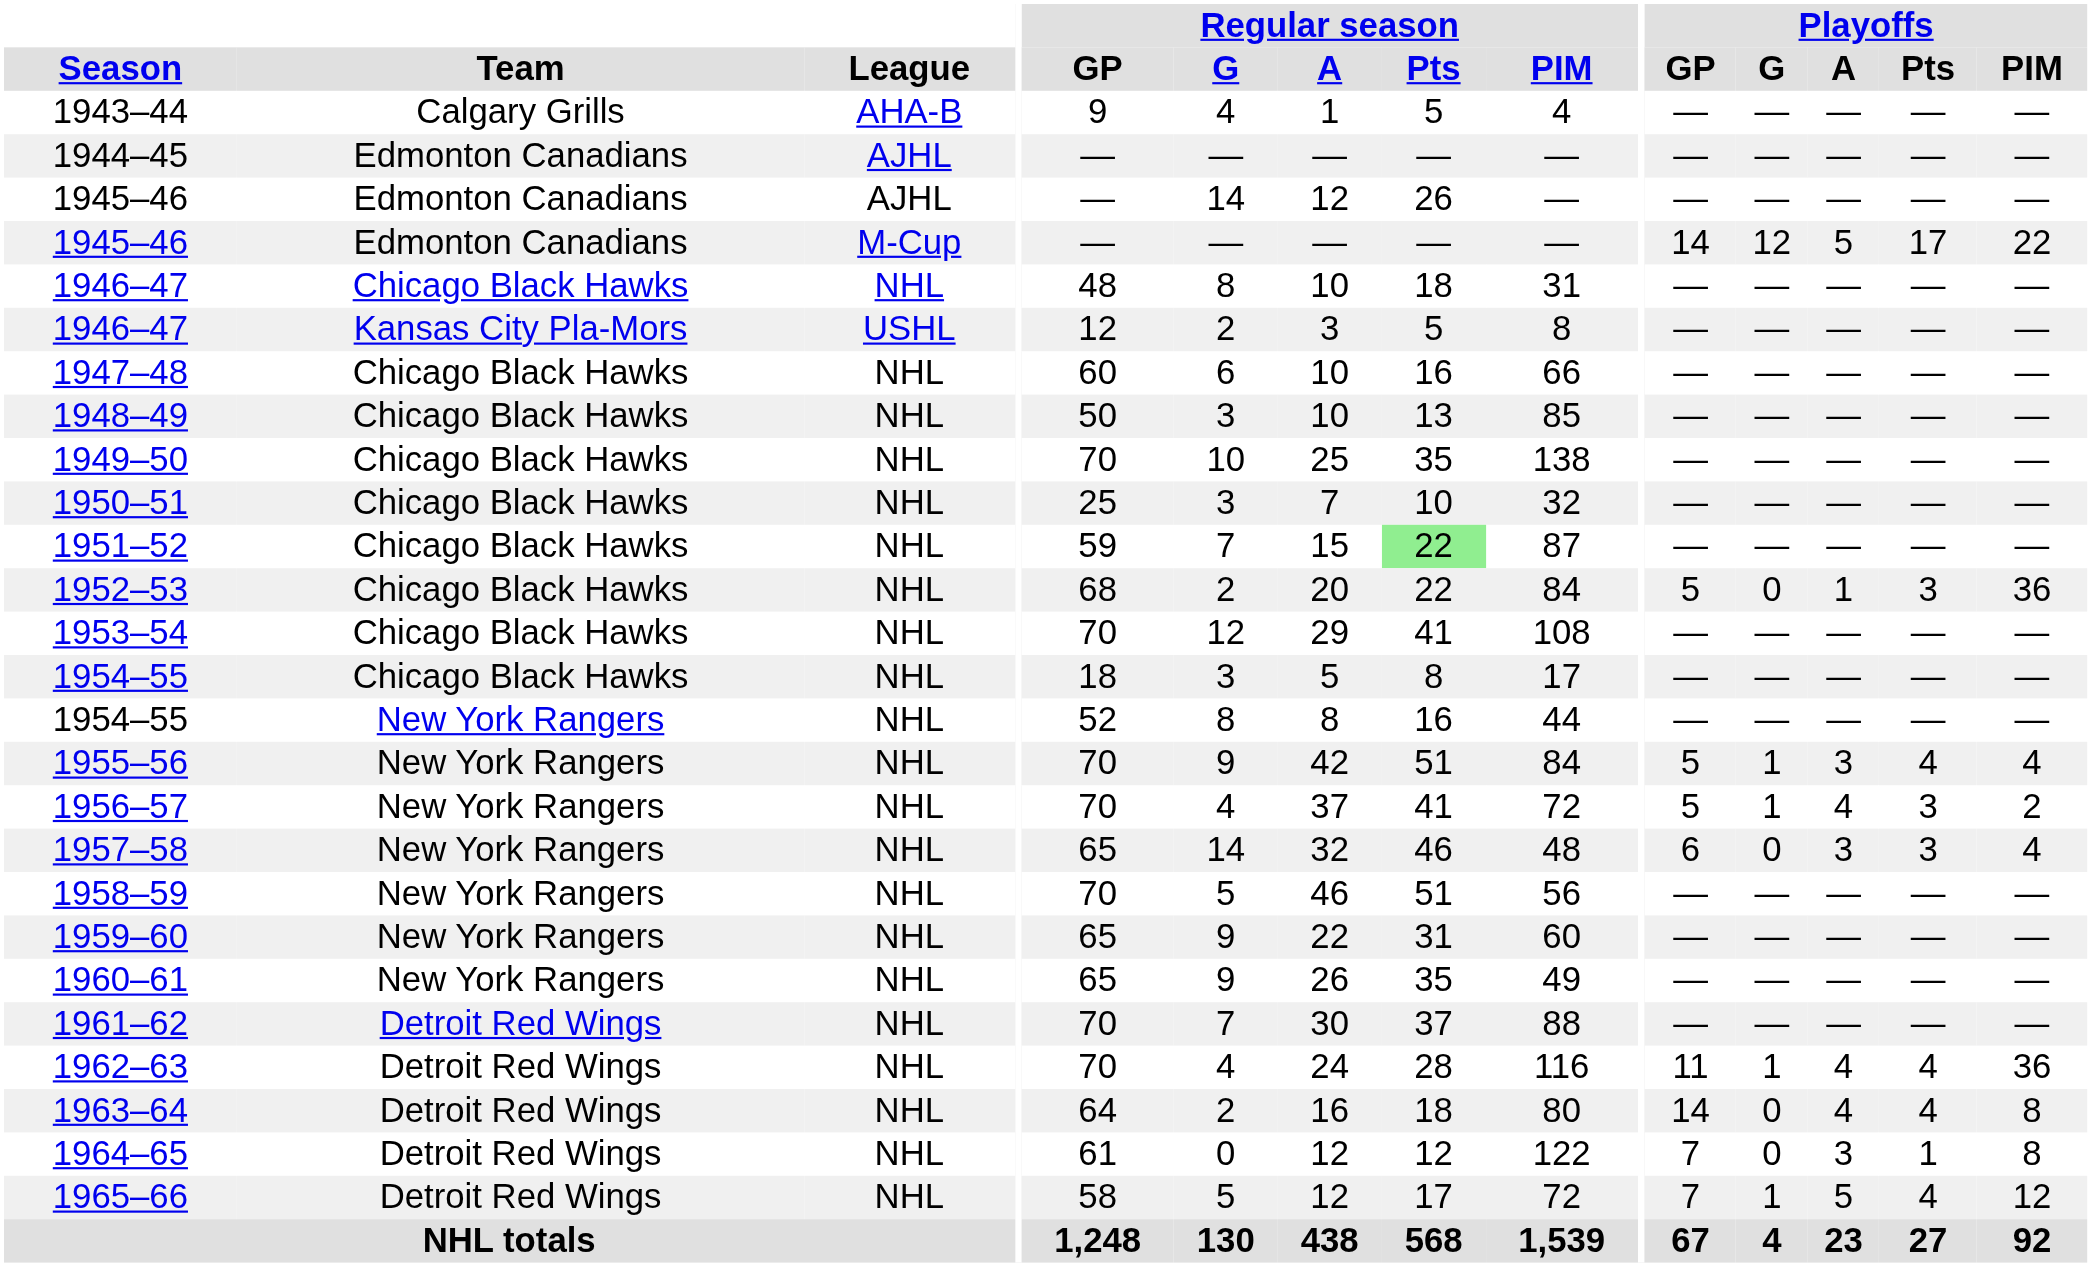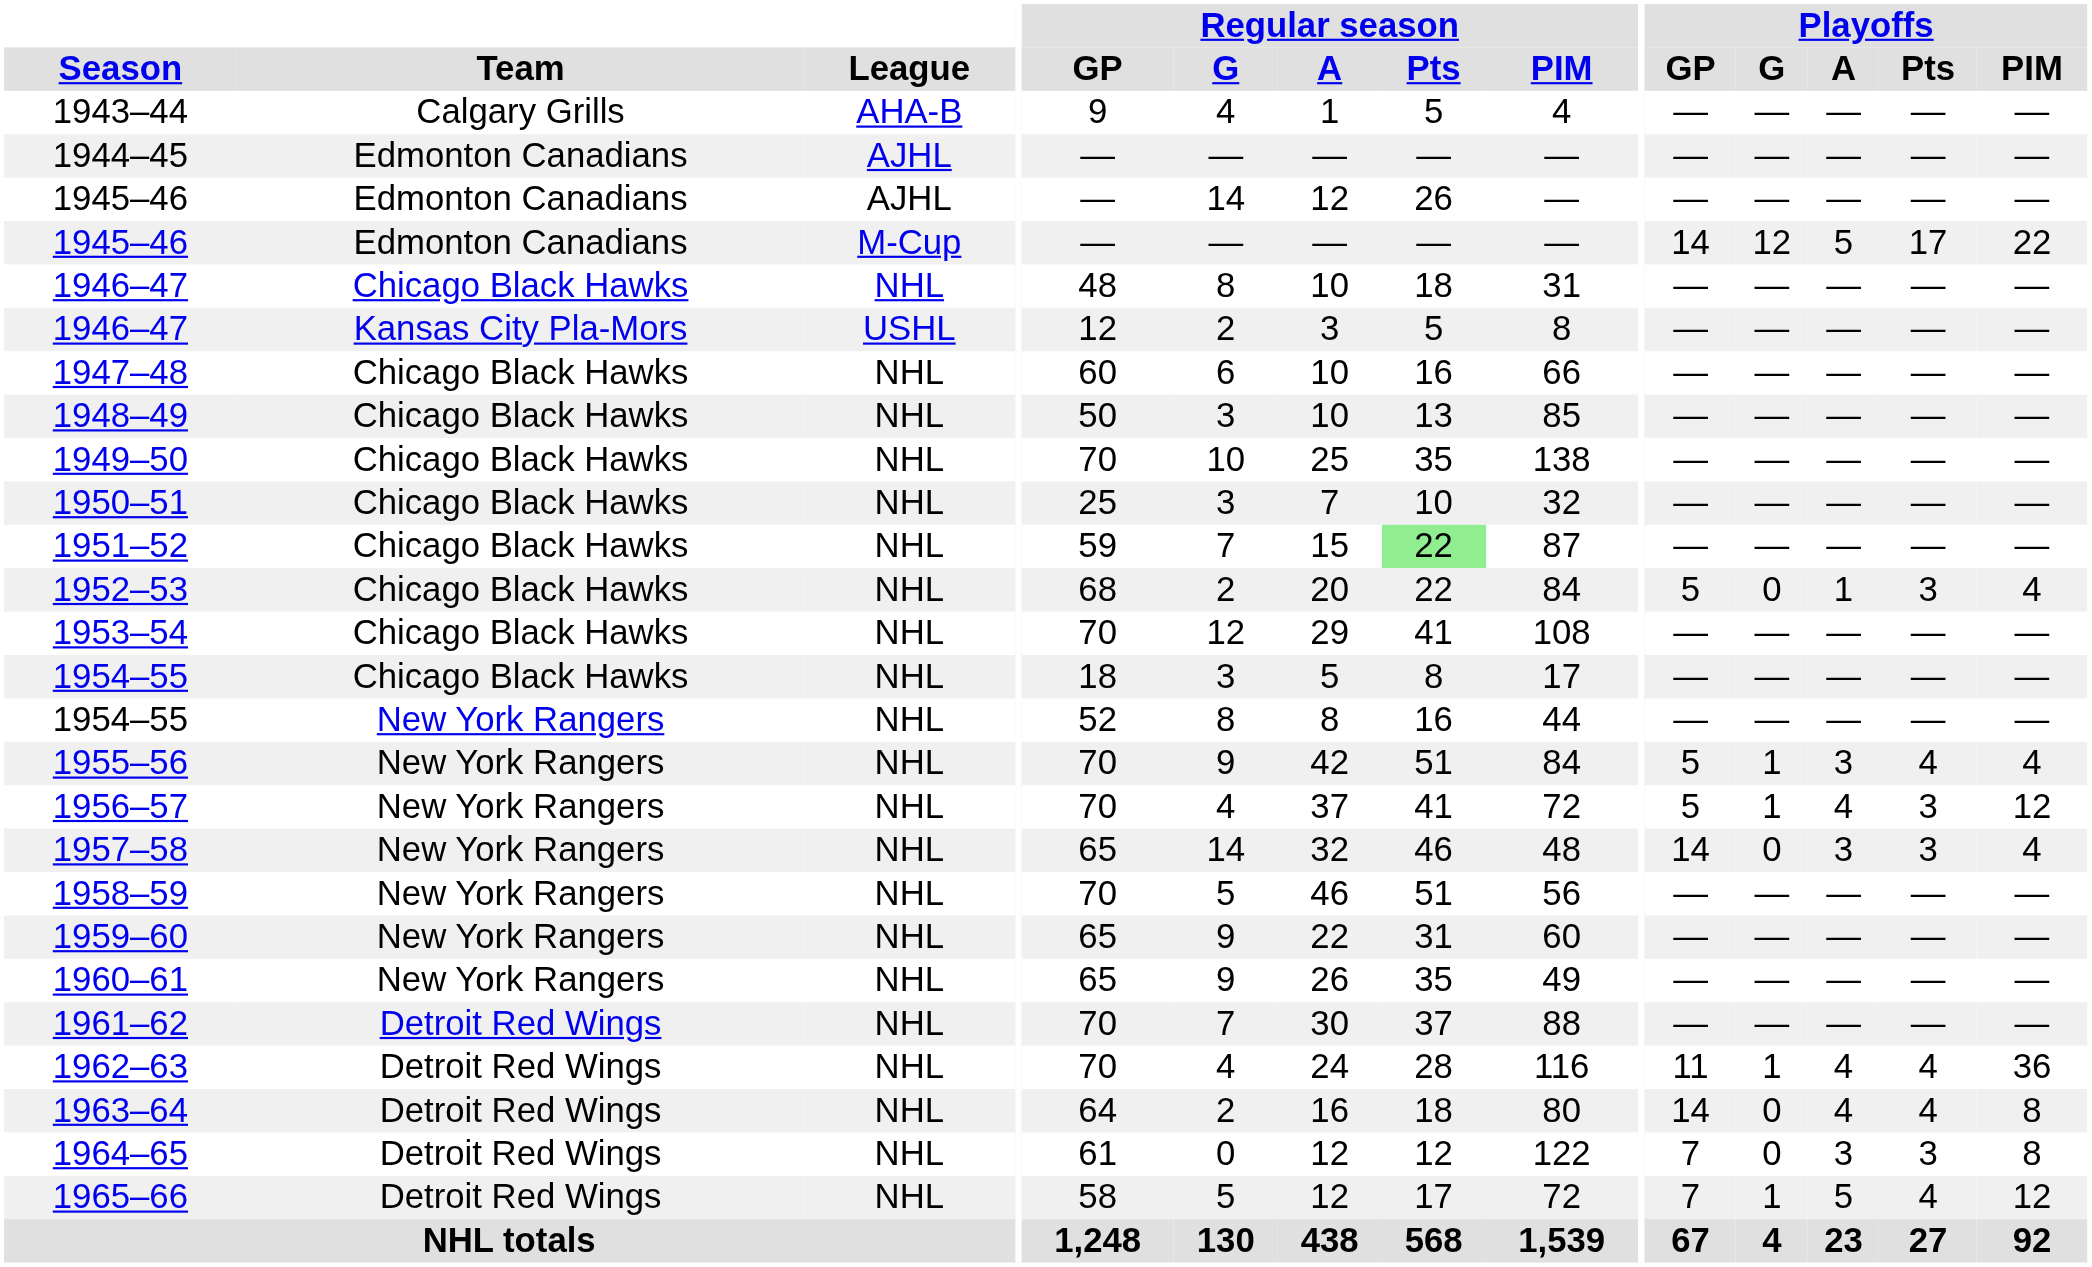(2032, 589) 36 -> (2032, 589) 4
(2032, 806) 2 -> (2032, 806) 12
(1690, 849) 6 -> (1691, 849) 14
(1928, 1153) 1 -> (1928, 1153) 3
